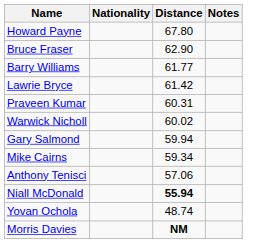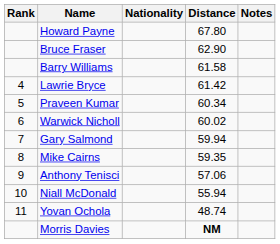+ column: (21, 13)
(179, 67) 61.77 -> (212, 67) 61.58
(179, 103) 60.31 -> (212, 103) 60.34
(179, 157) 59.34 -> (212, 157) 59.35
(179, 193) bold -> (212, 193) normal
